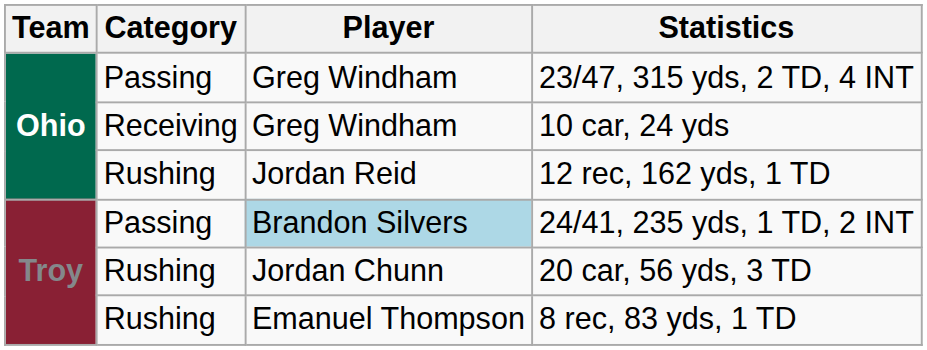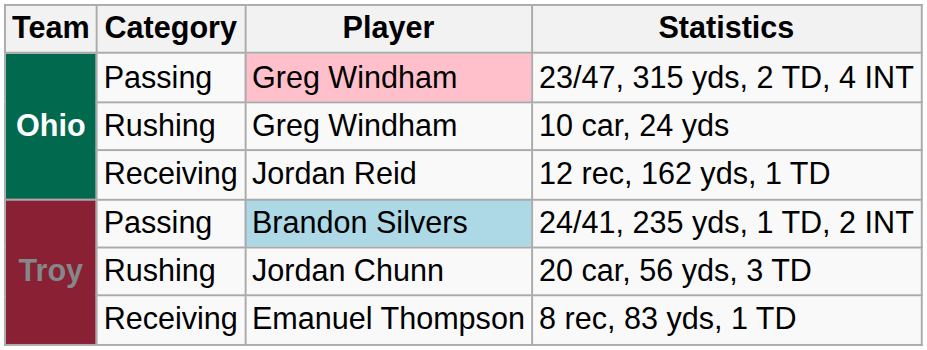(355, 77) no background -> (355, 77) pink background
(171, 125) Receiving -> (160, 125) Rushing
(160, 174) Rushing -> (171, 174) Receiving
(160, 319) Rushing -> (171, 319) Receiving
